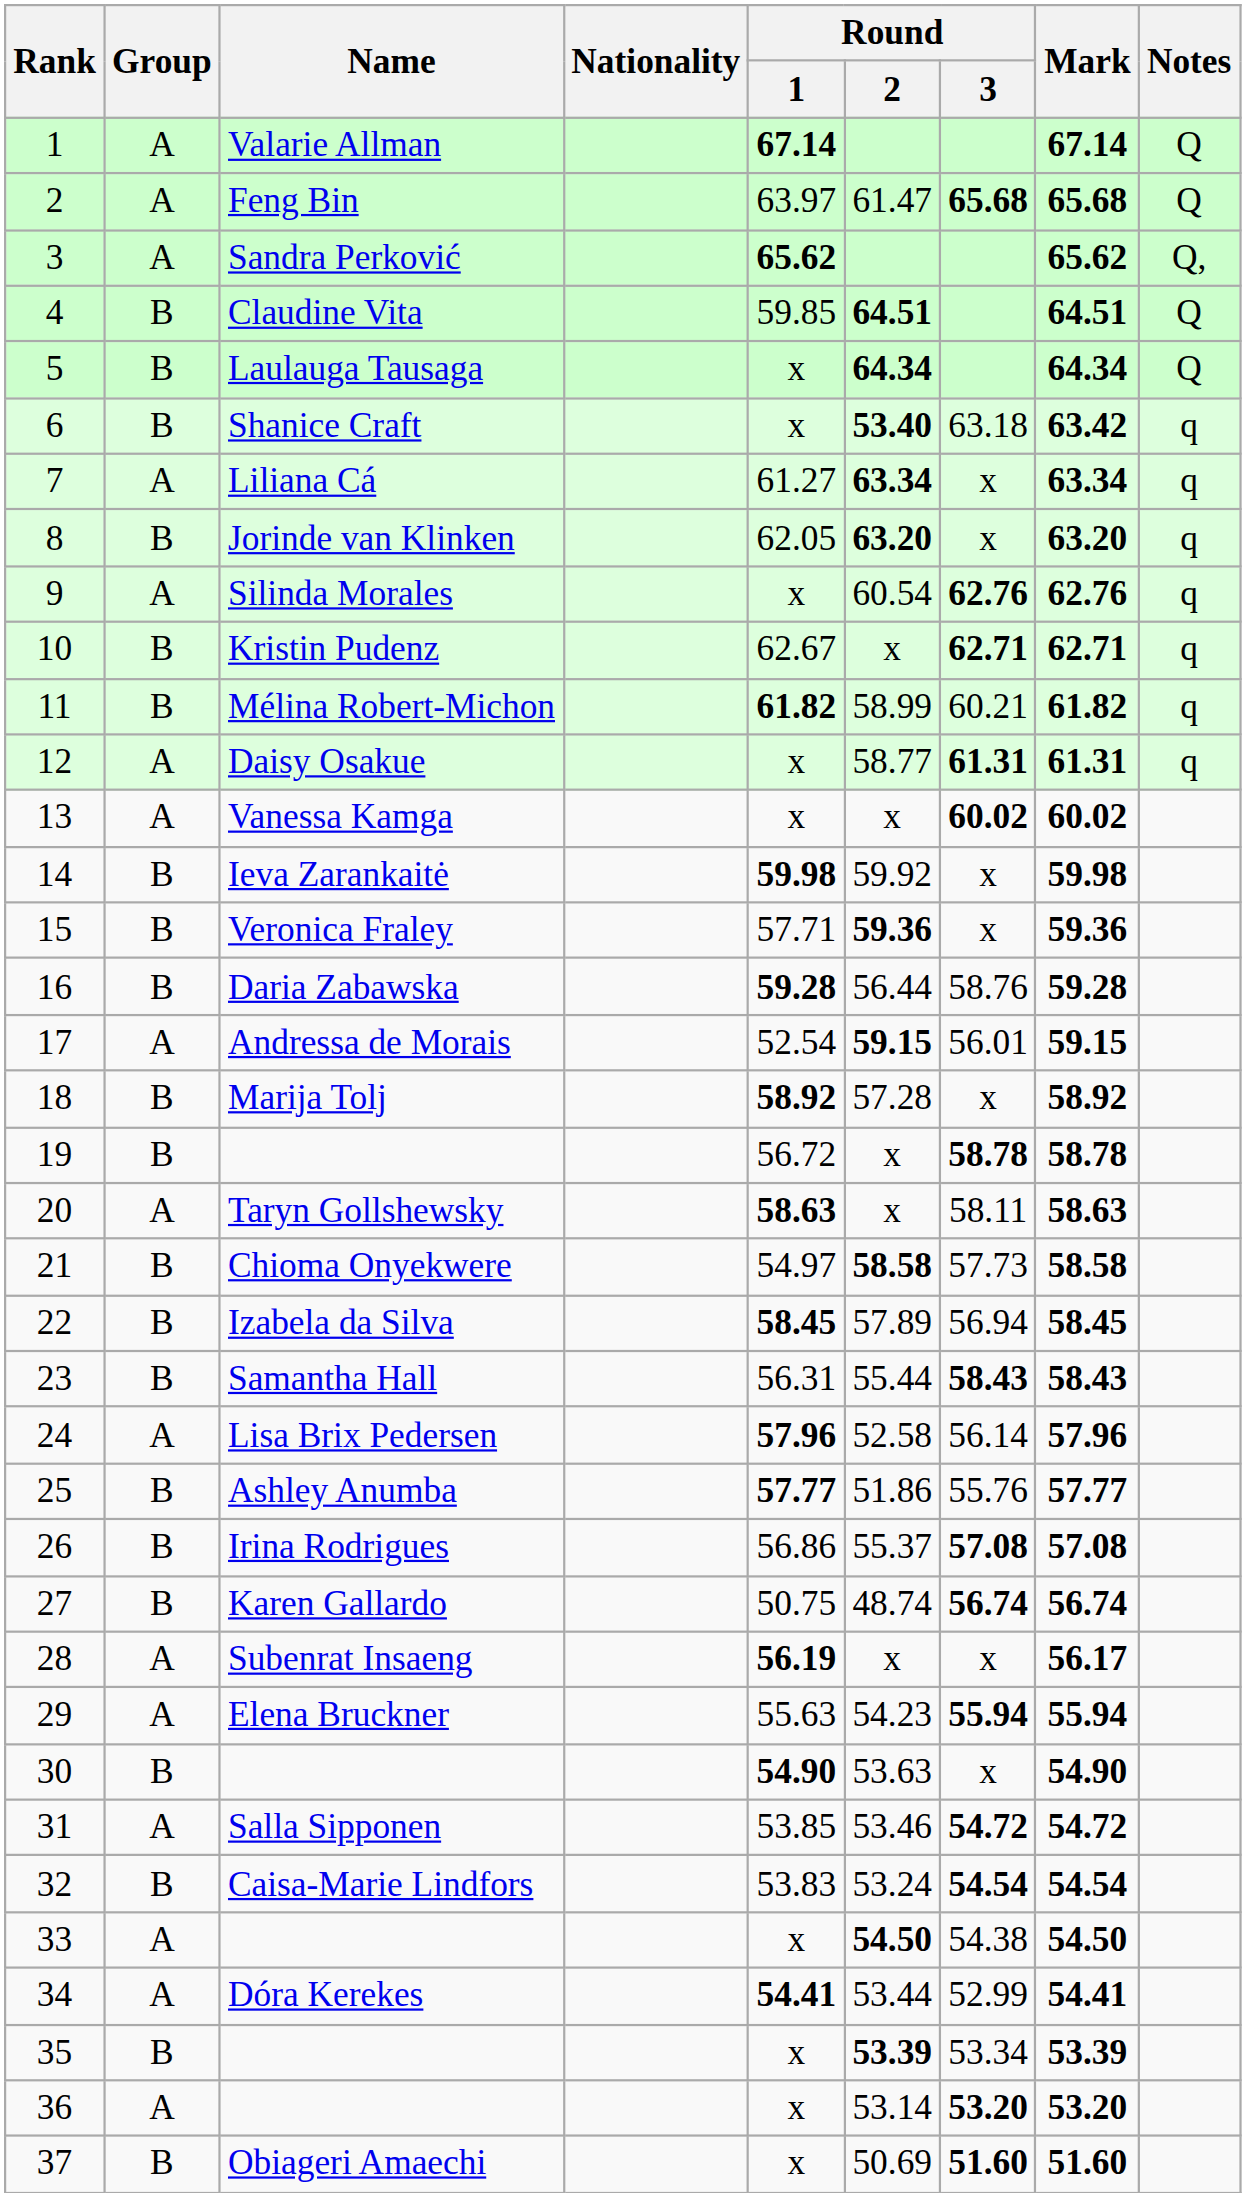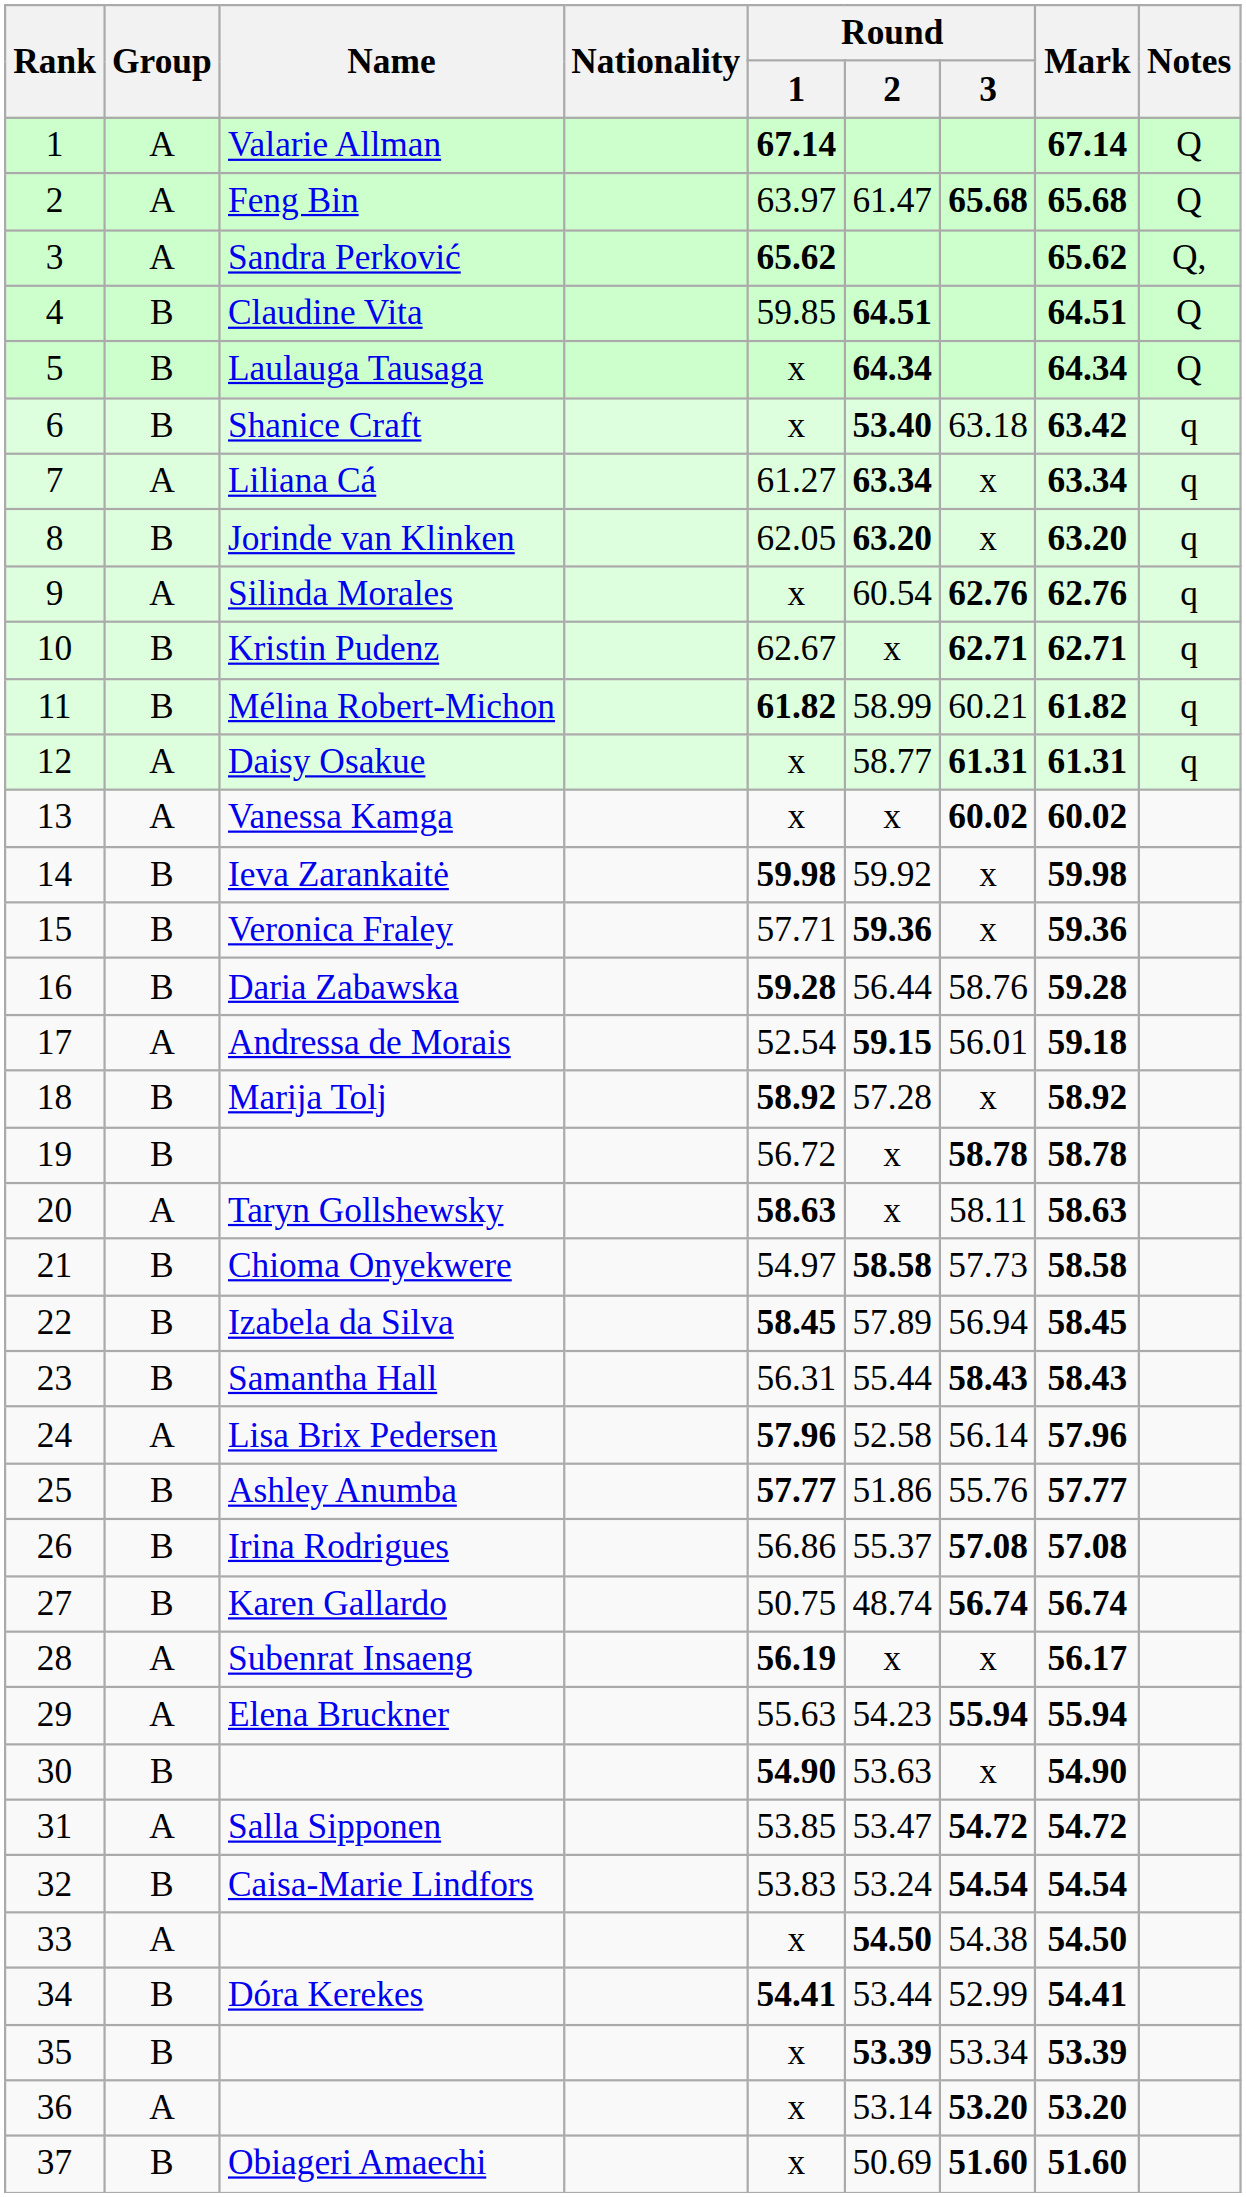(1087, 1041) 59.15 -> (1087, 1041) 59.18
(892, 1827) 53.46 -> (892, 1827) 53.47
(162, 1995) A -> (162, 1995) B
